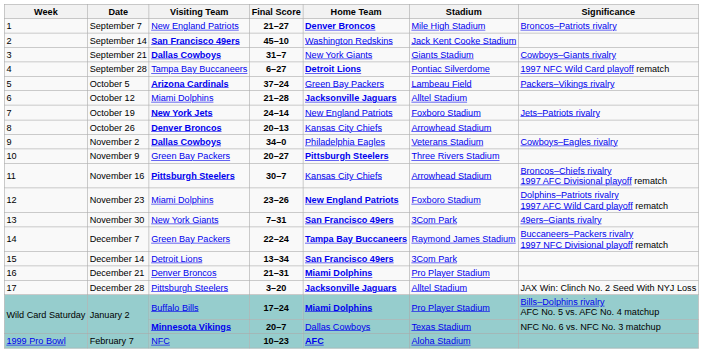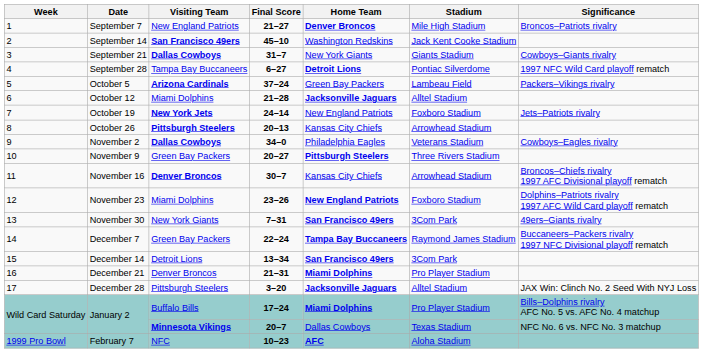(186, 127) Denver Broncos -> (193, 127) Pittsburgh Steelers
(193, 176) Pittsburgh Steelers -> (186, 176) Denver Broncos
